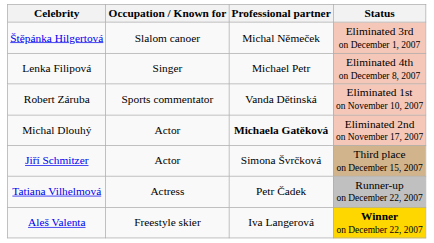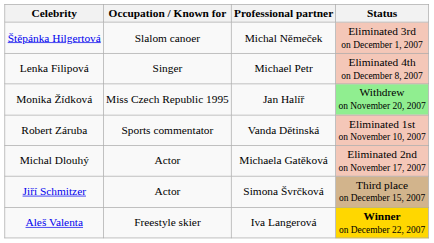+ row: (54, 99)
(281, 130) bold -> (284, 161) normal
- row: (57, 191)
